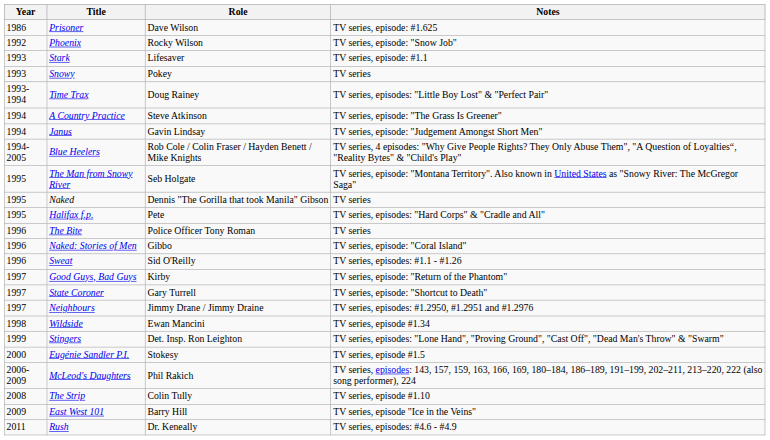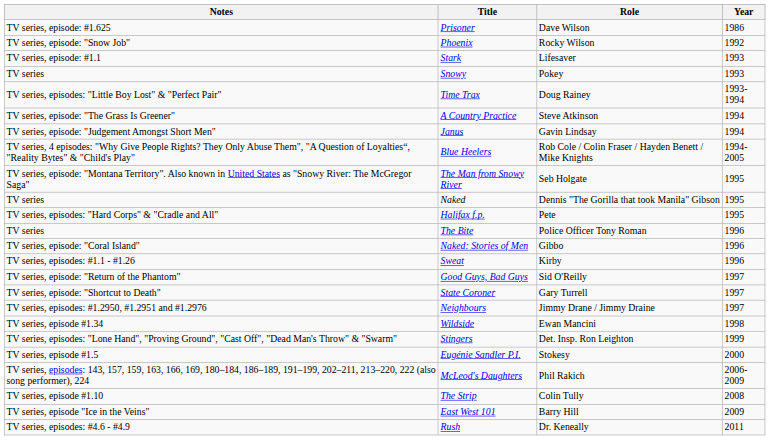columns swapped: (26, 12) <-> (548, 12)
(172, 261) Sid O'Reilly -> (550, 261) Kirby
(159, 277) Kirby -> (563, 277) Sid O'Reilly
